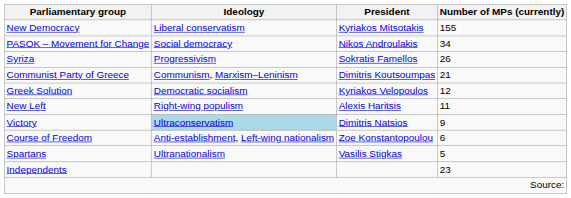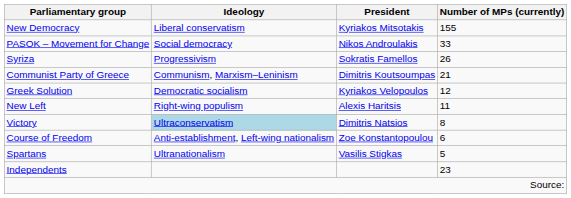(445, 43) 34 -> (445, 43) 33
(442, 122) 9 -> (442, 122) 8
